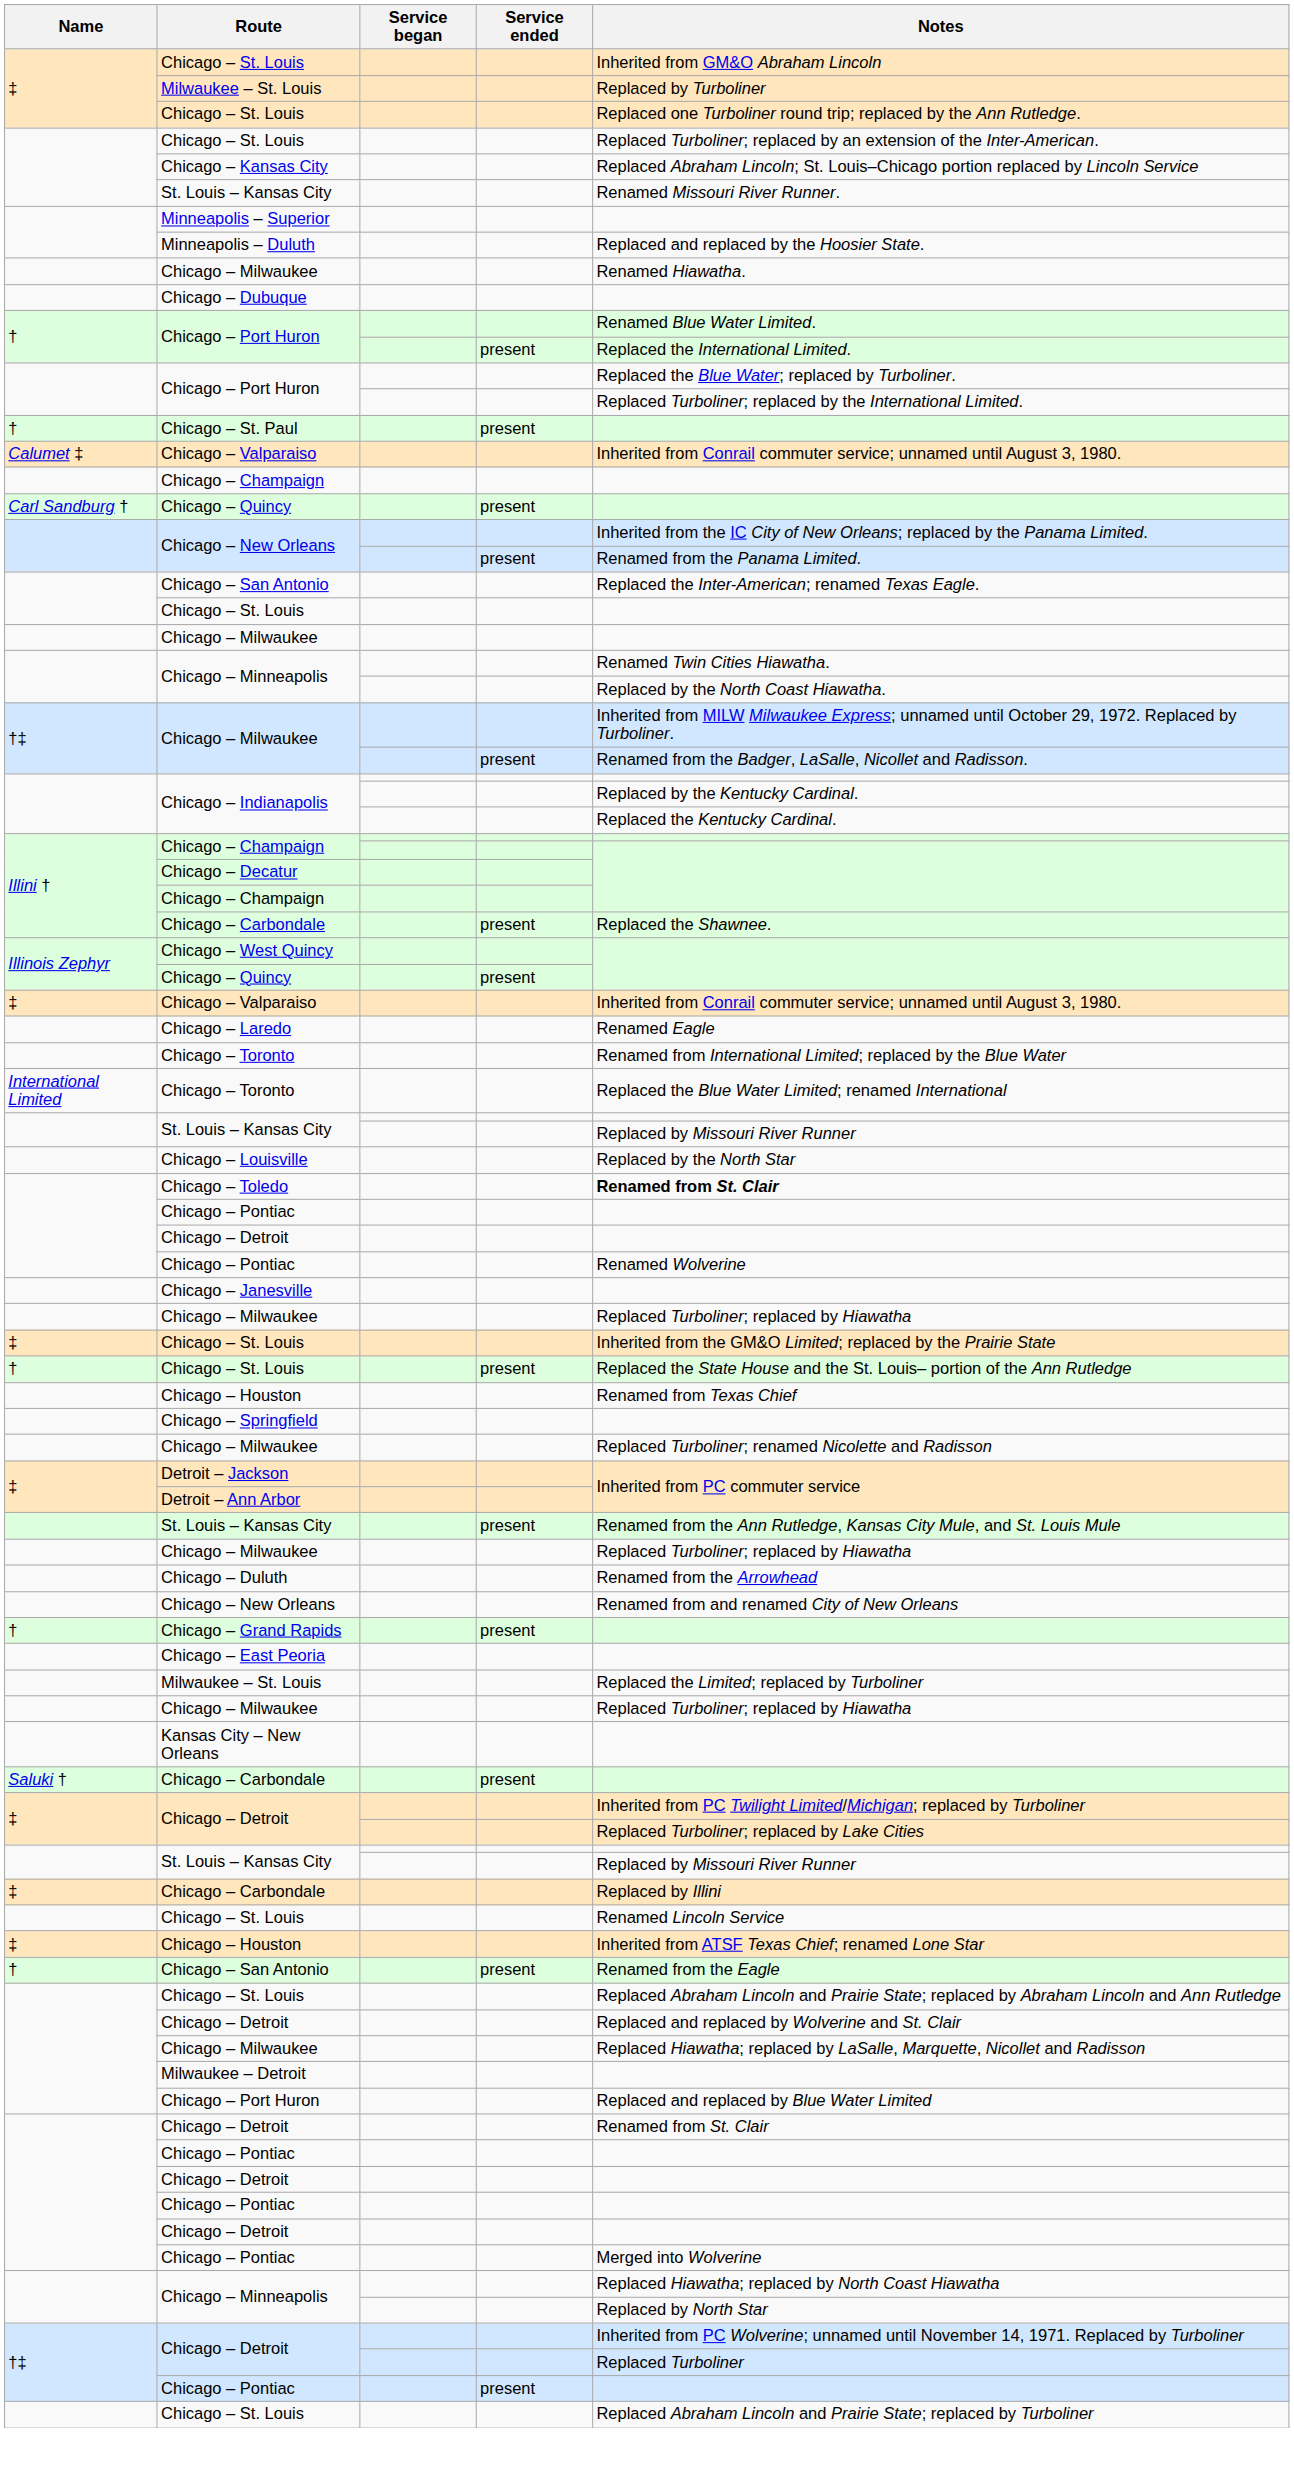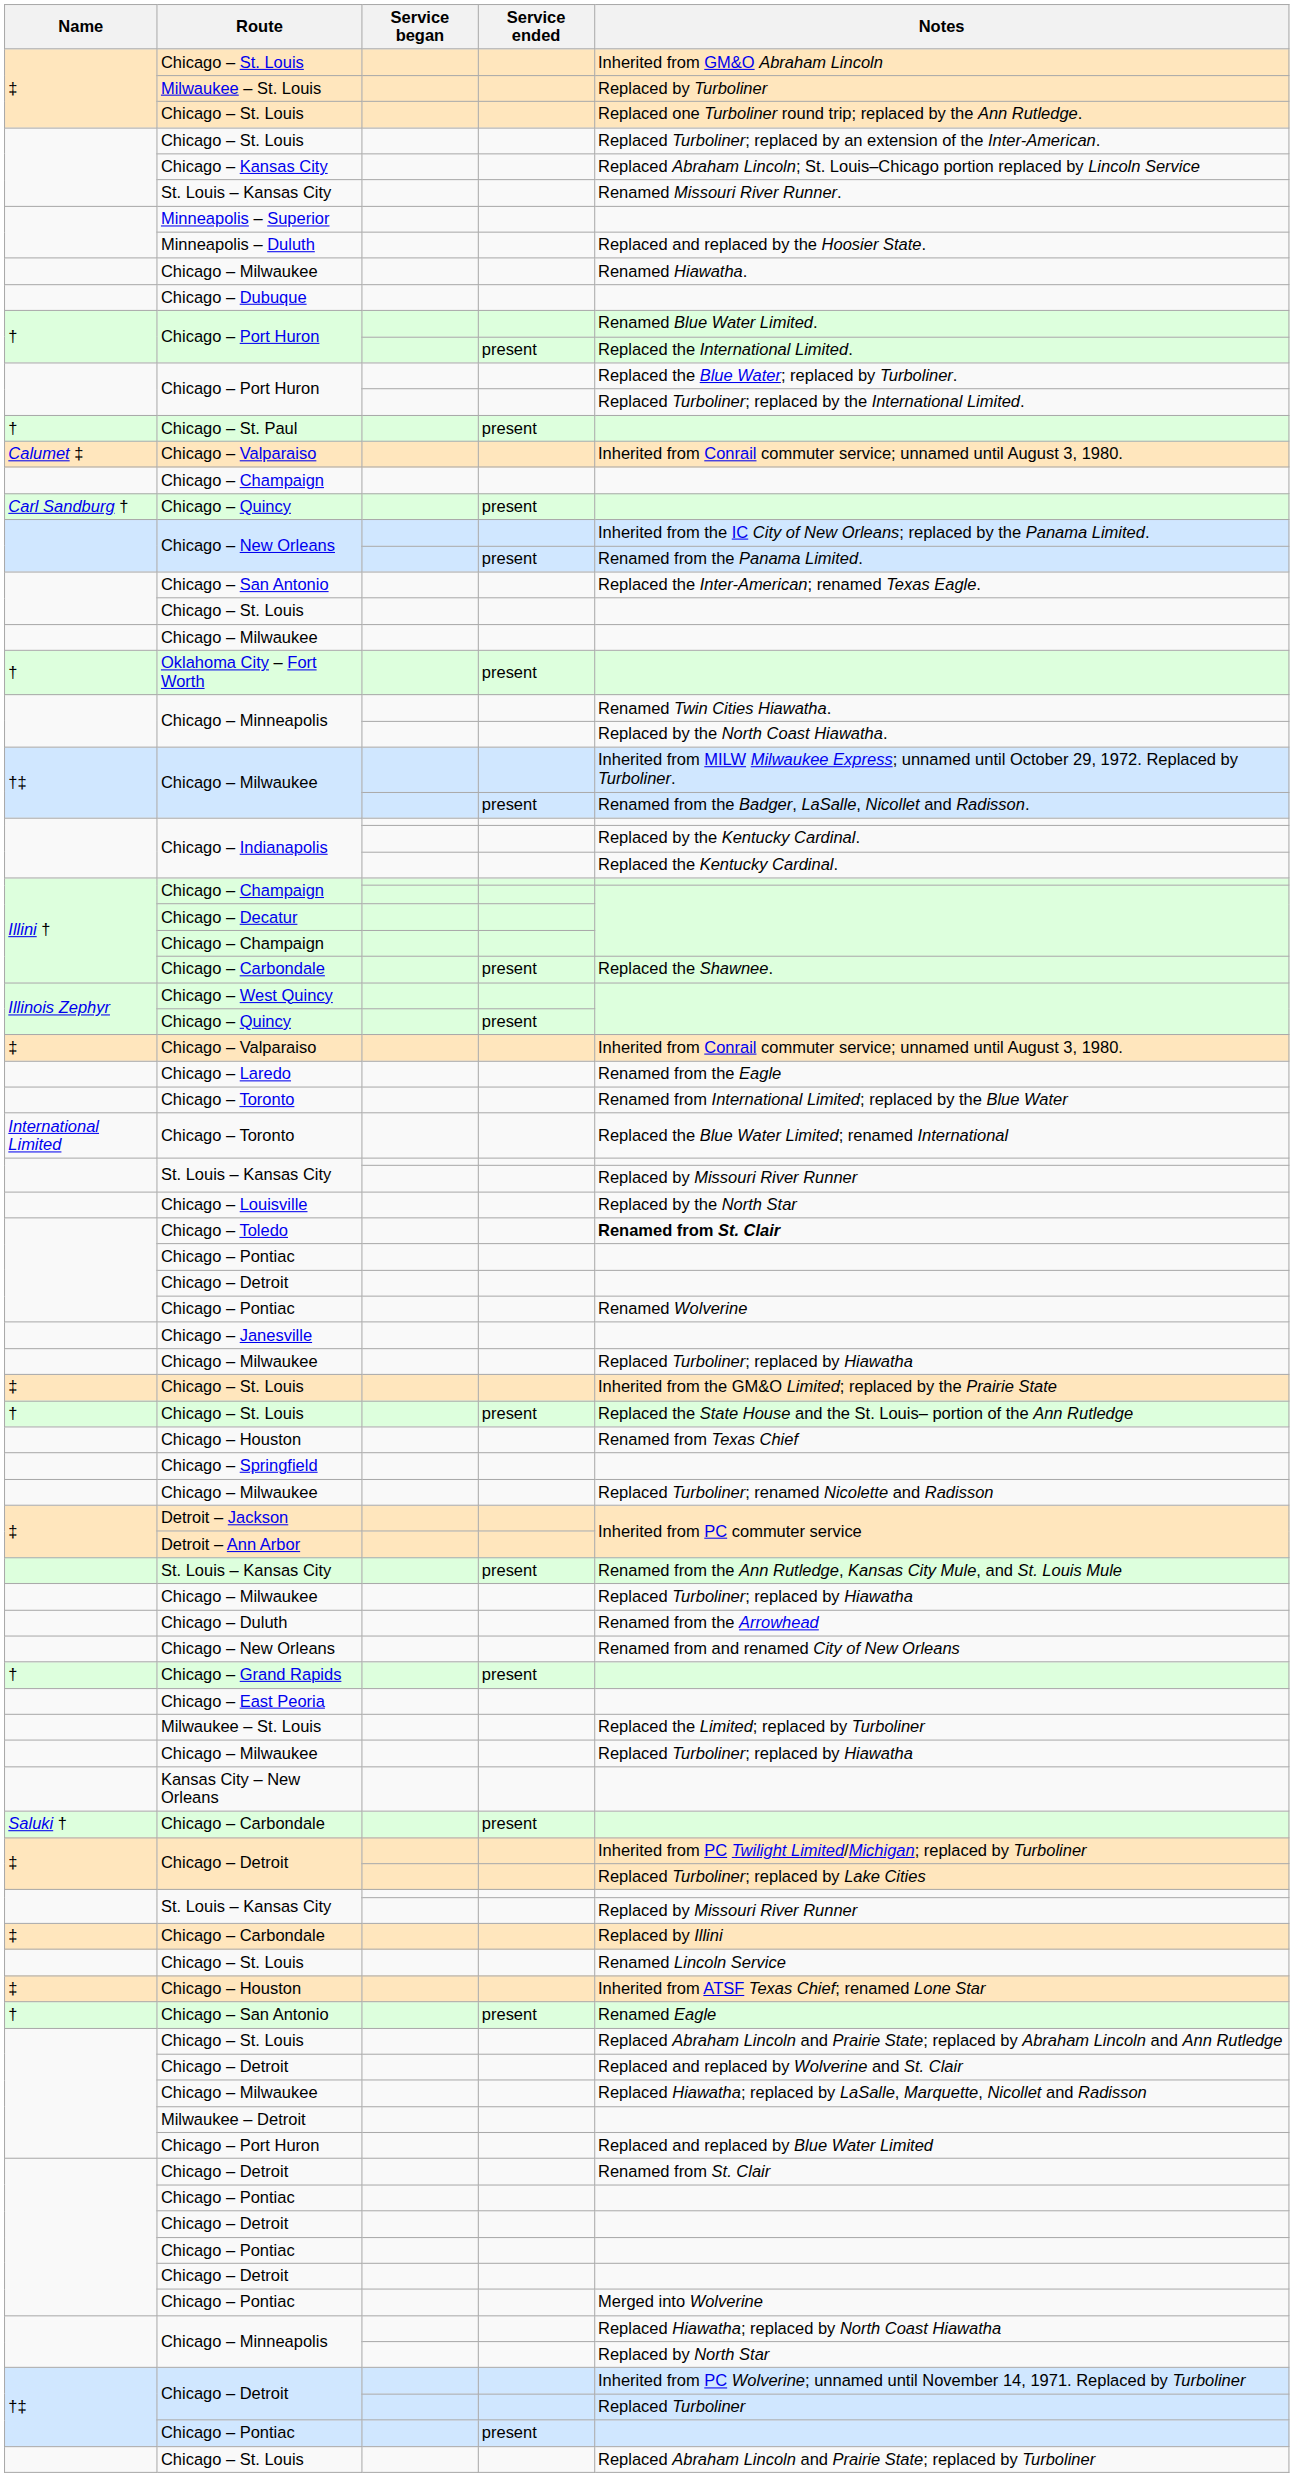+ row: (13, 672)
(656, 1029) Renamed Eagle -> (690, 1073) Renamed from the Eagle
(688, 1970) Renamed from the Eagle -> (657, 2014) Renamed Eagle
